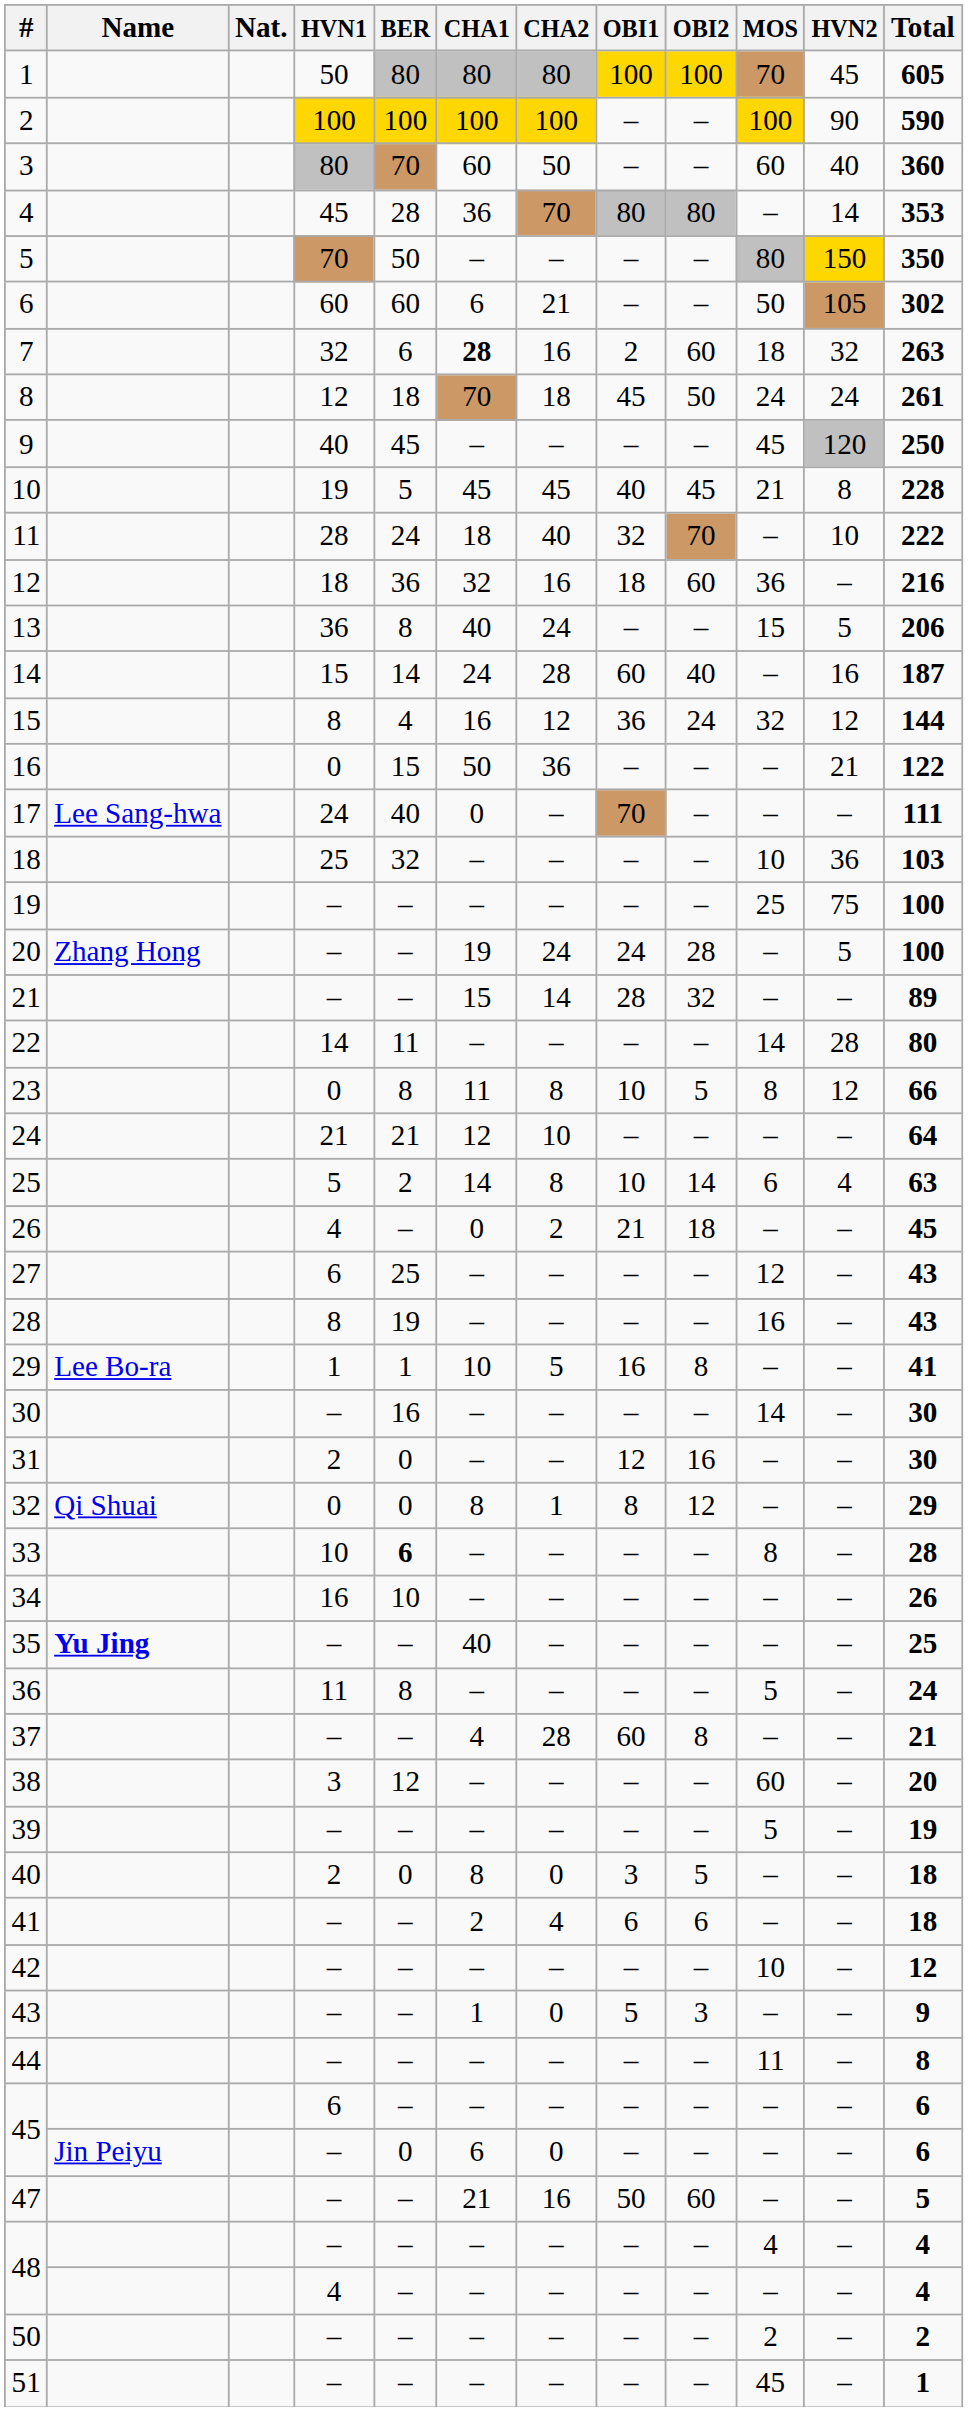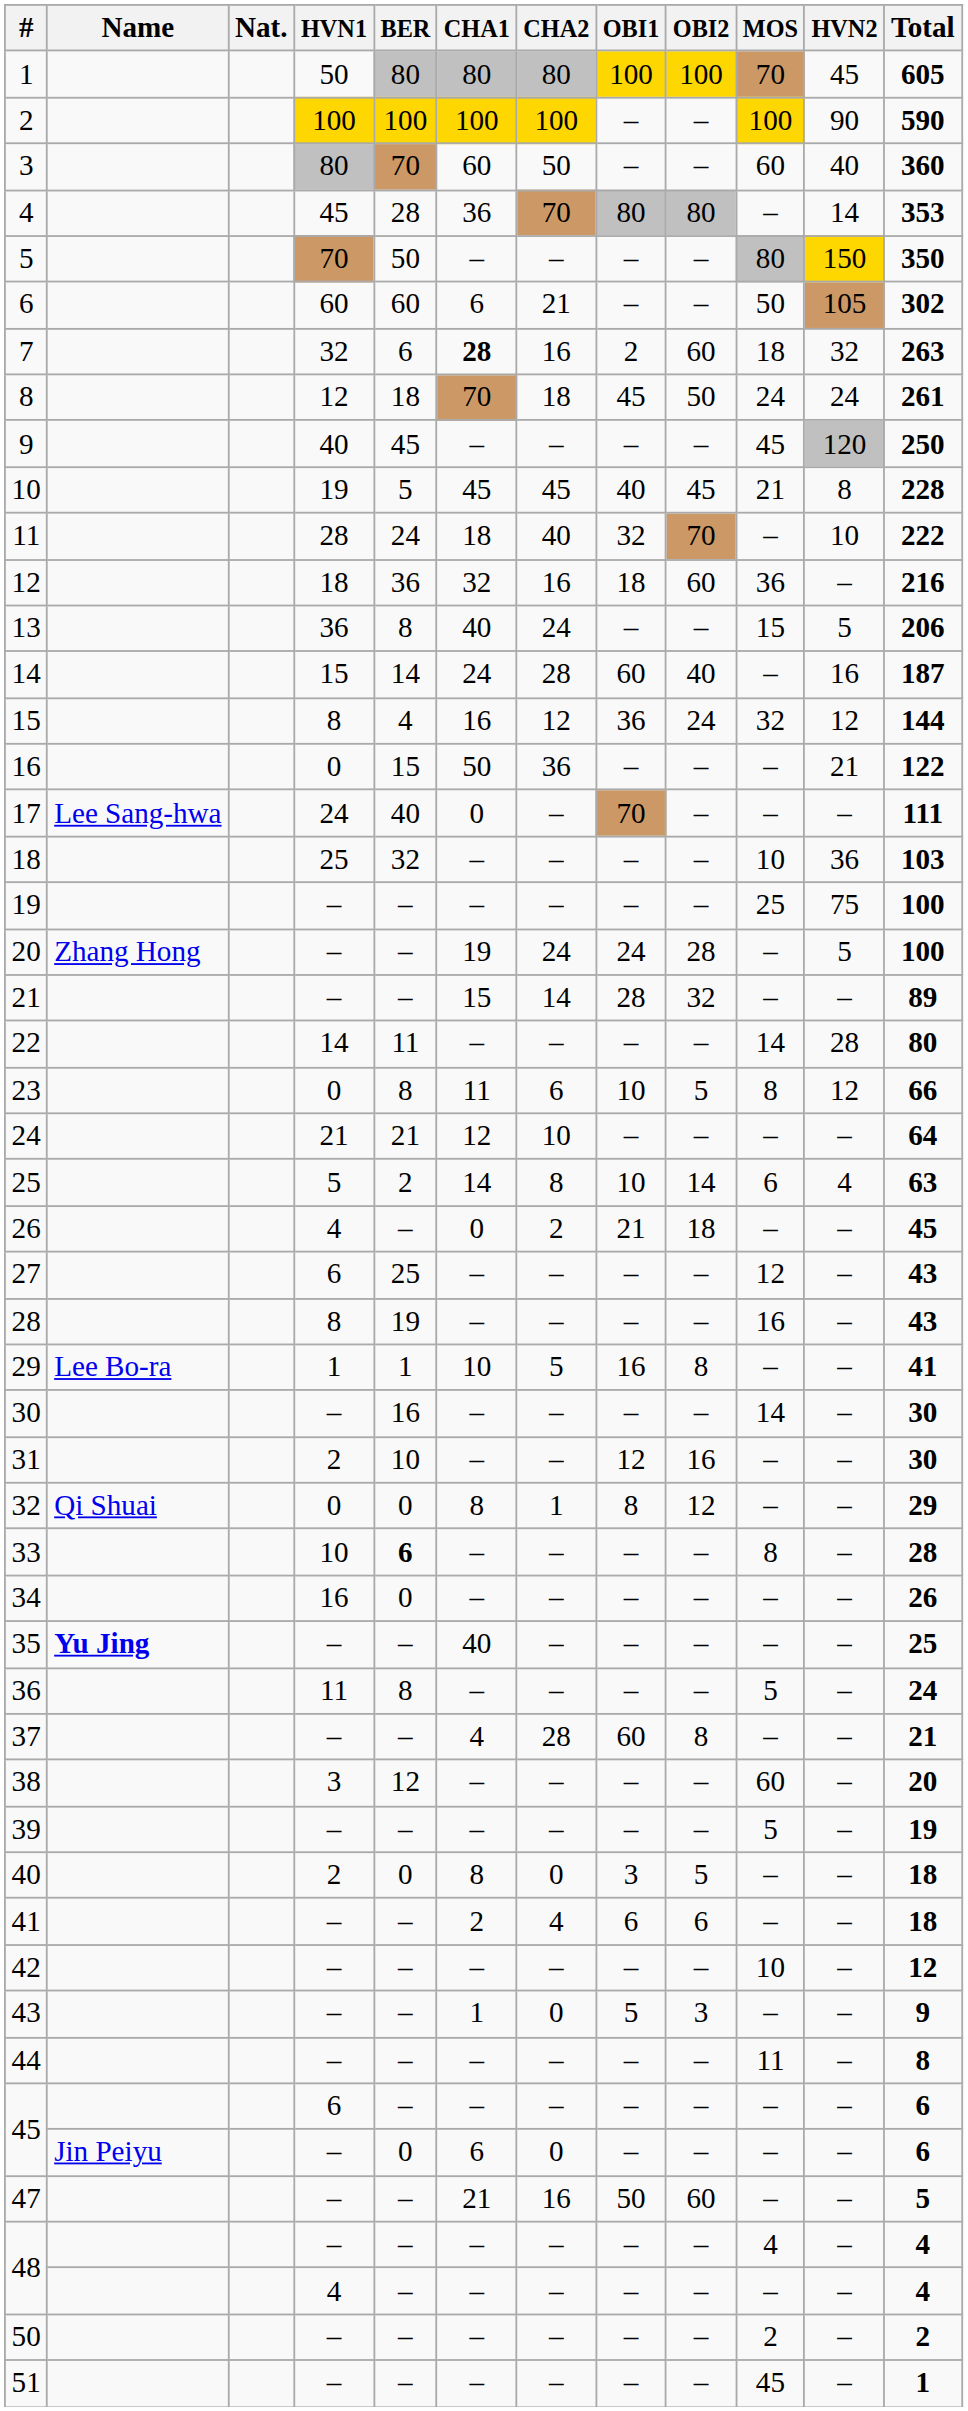(556, 1089) 8 -> (556, 1089) 6
(405, 1459) 0 -> (405, 1459) 10
(405, 1597) 10 -> (405, 1597) 0
